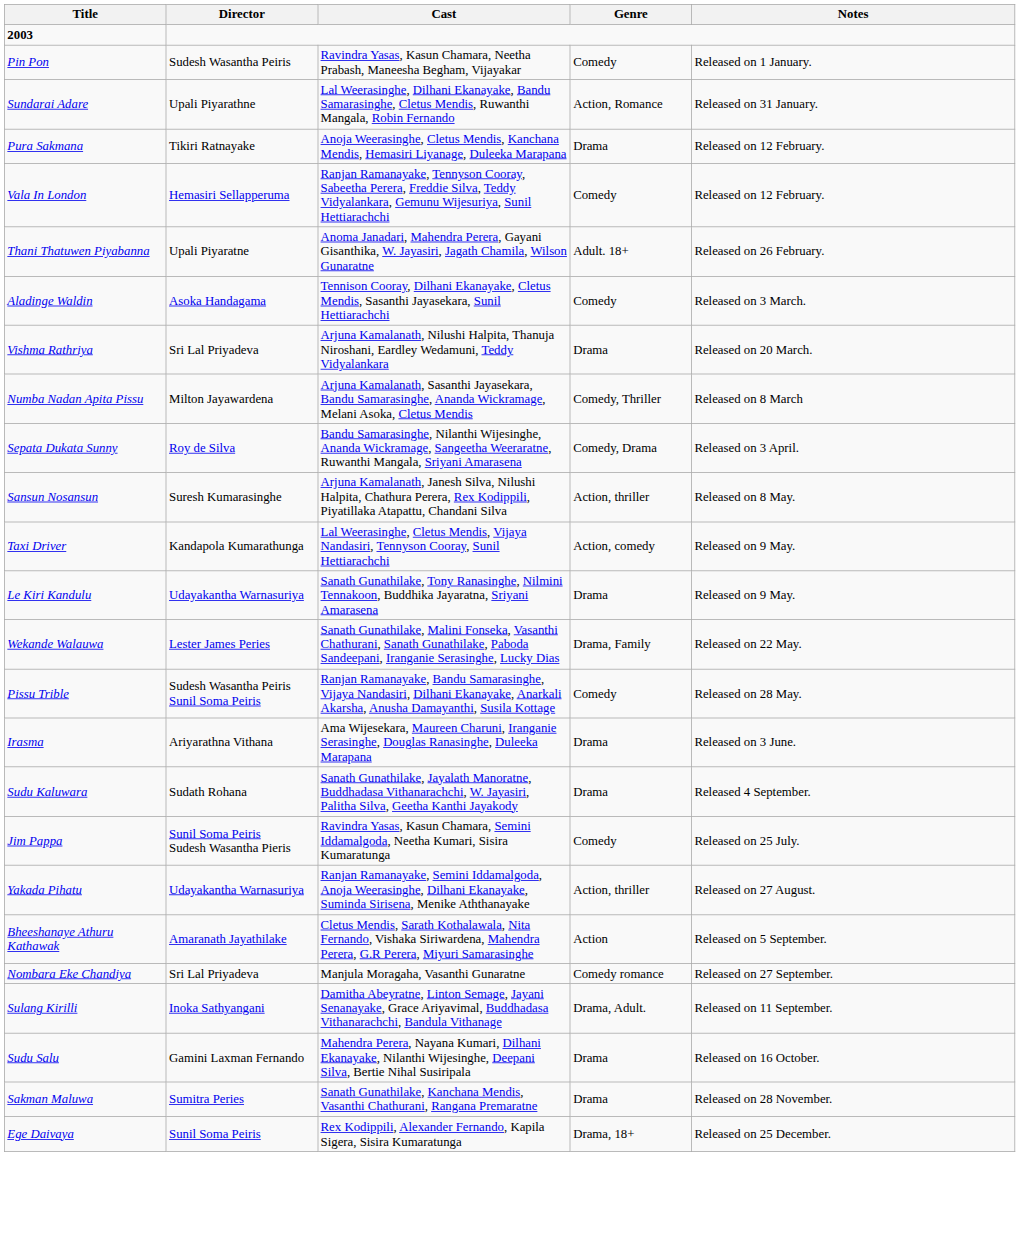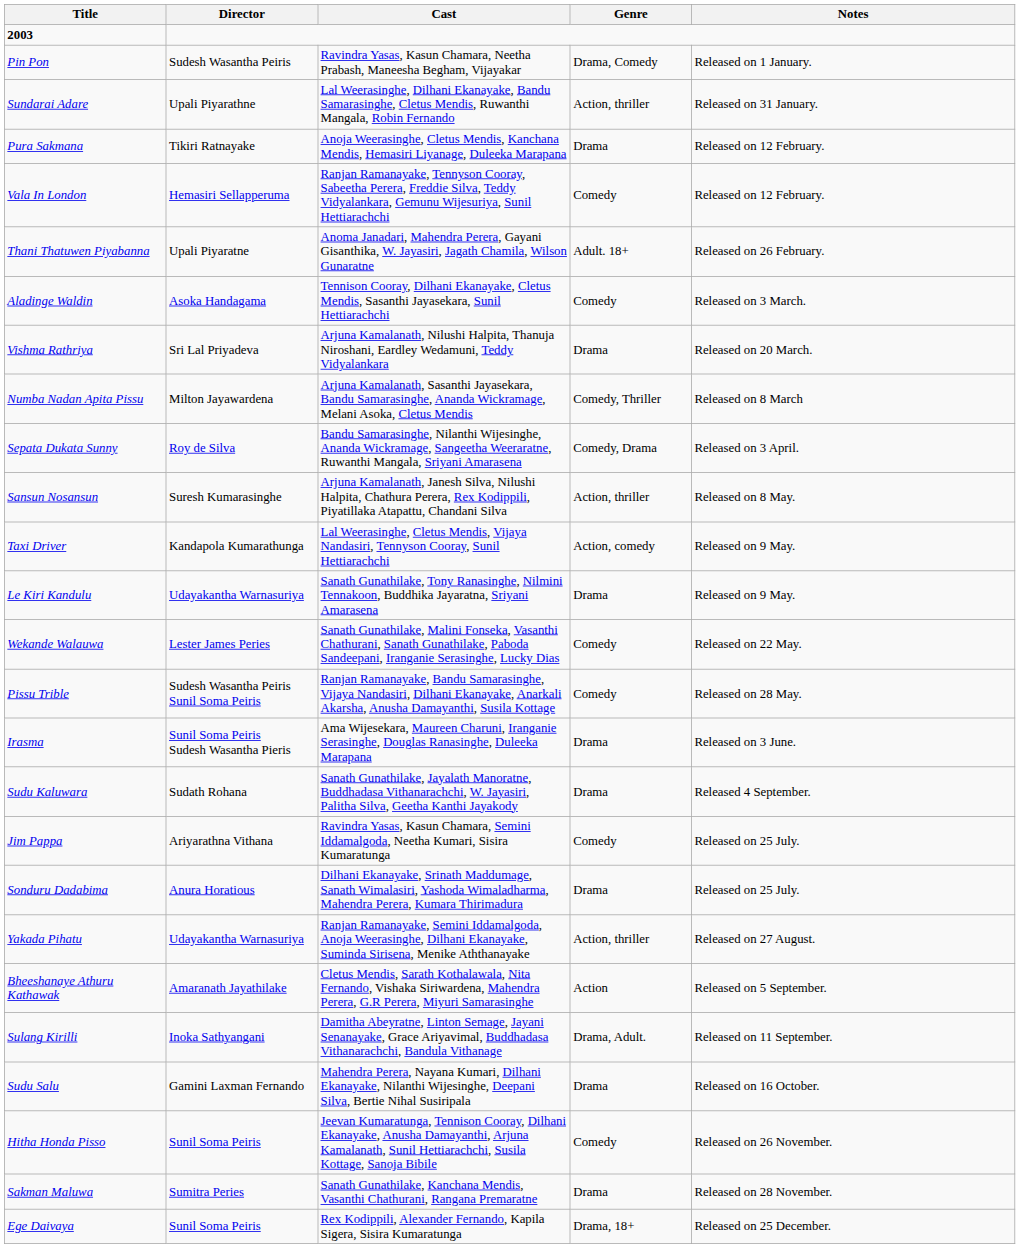(595, 62) Comedy -> (615, 62) Drama, Comedy
(618, 104) Action, Romance -> (611, 104) Action, thriller
(612, 644) Drama, Family -> (595, 644) Comedy
(221, 742) Ariyarathna Vithana -> (230, 742) Sunil Soma Peiris Sudesh Wasantha Pieris
(230, 840) Sunil Soma Peiris Sudesh Wasantha Pieris -> (221, 840) Ariyarathna Vithana
+ row: (58, 889)
- row: (69, 973)
+ row: (56, 1142)
